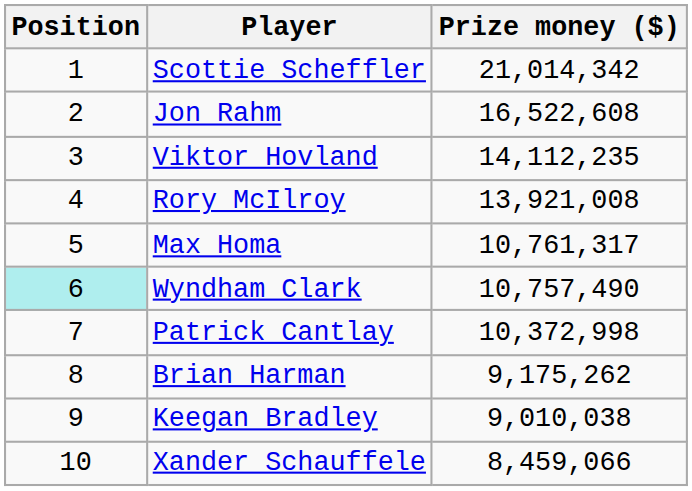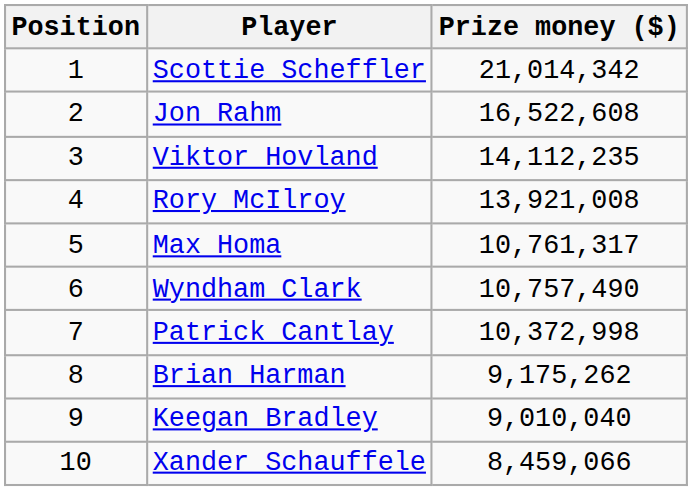(76, 289) paleturquoise background -> (76, 289) no background
(559, 420) 9,010,038 -> (559, 420) 9,010,040
